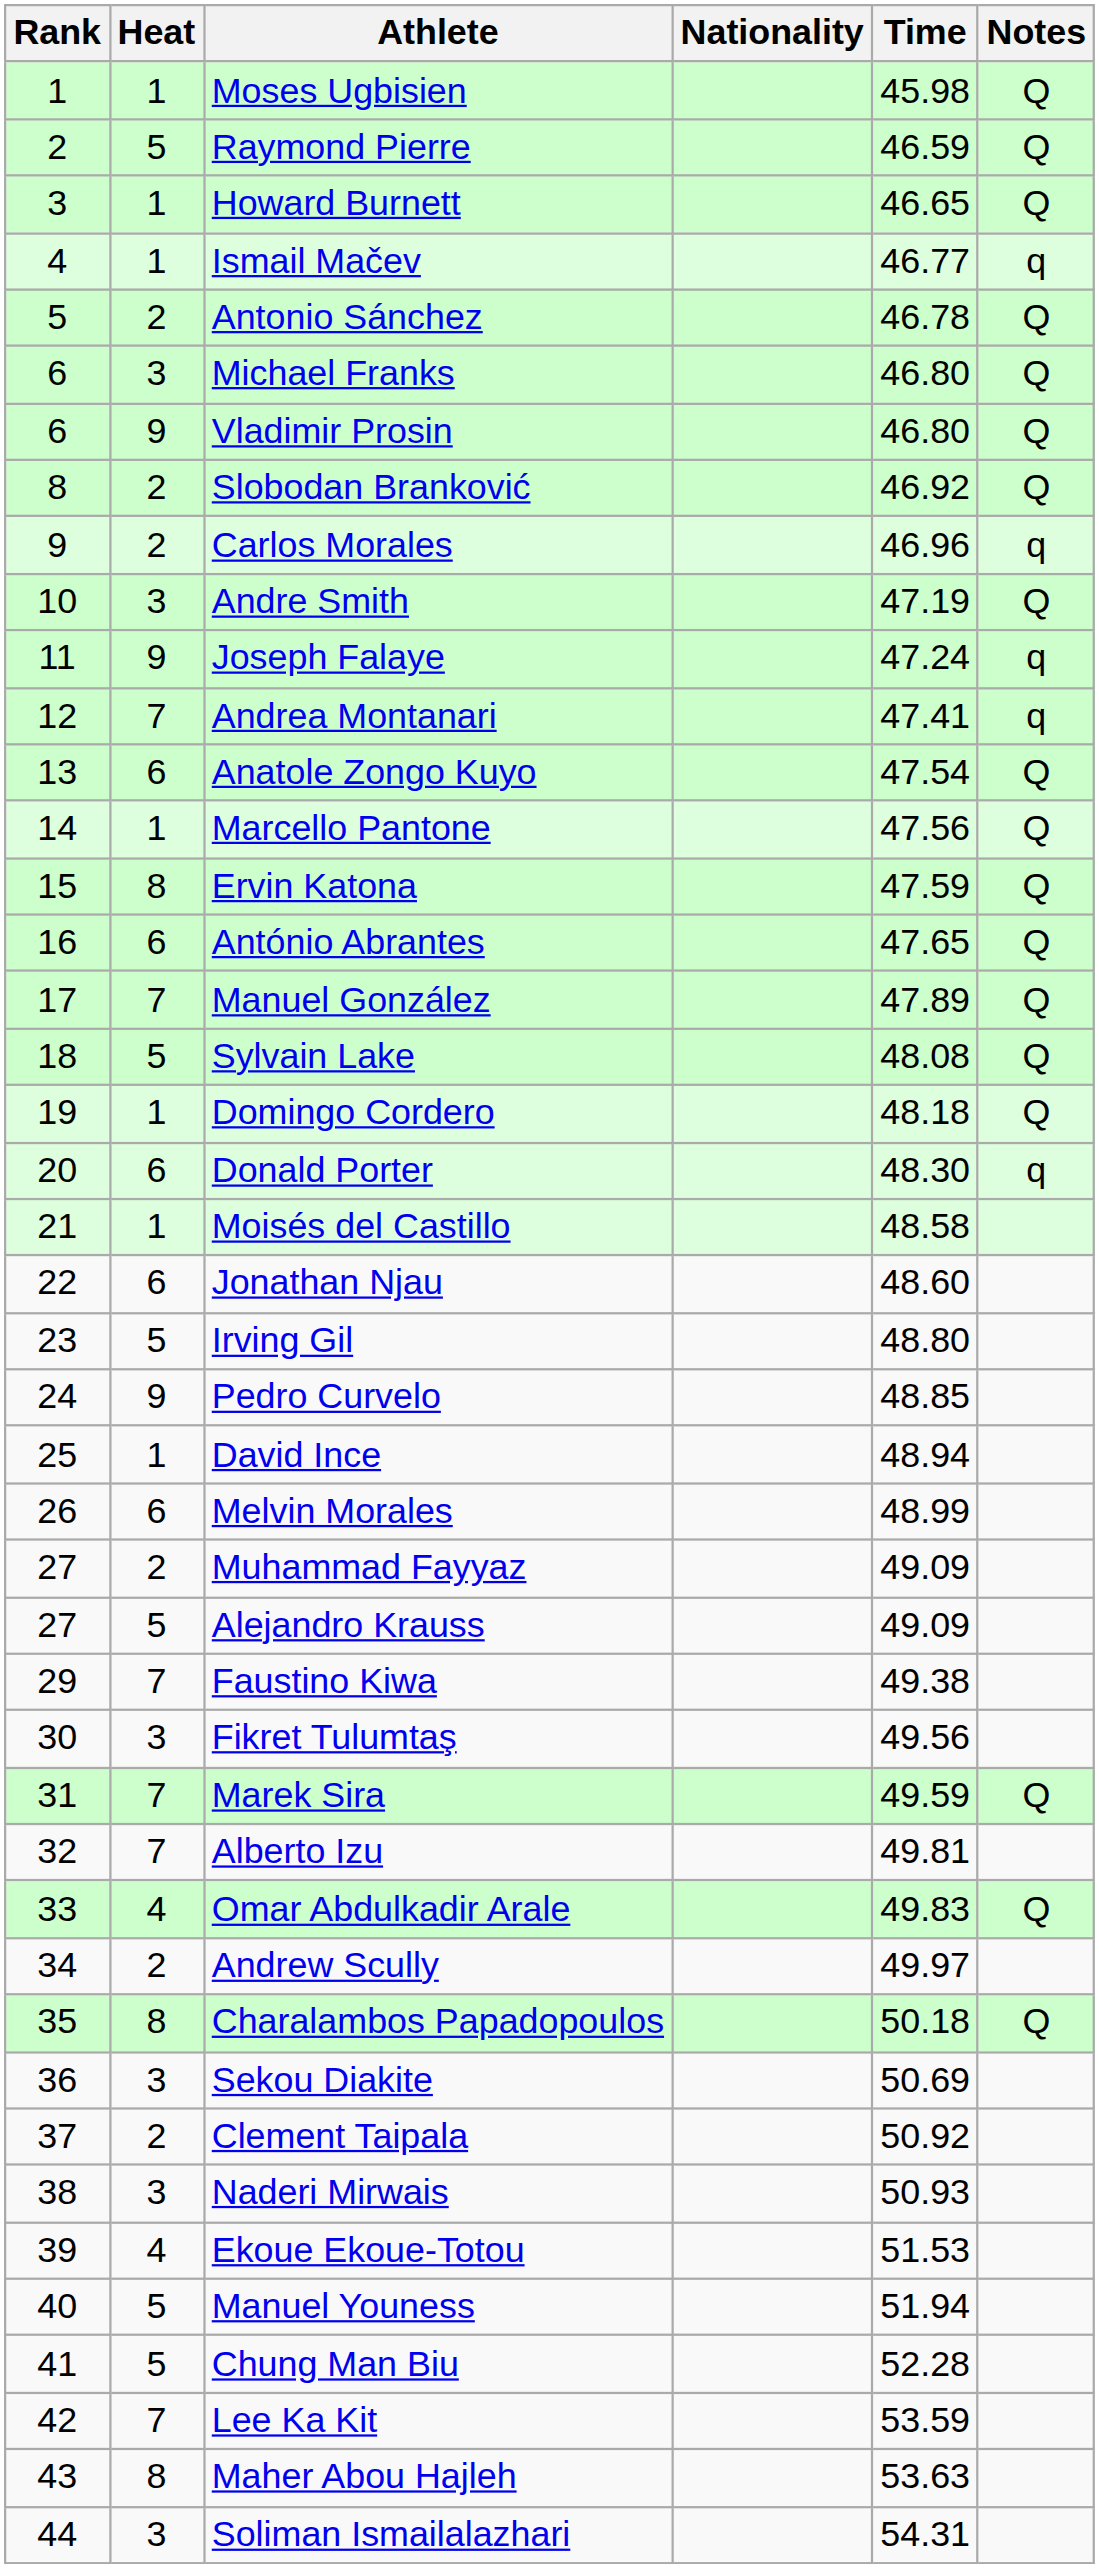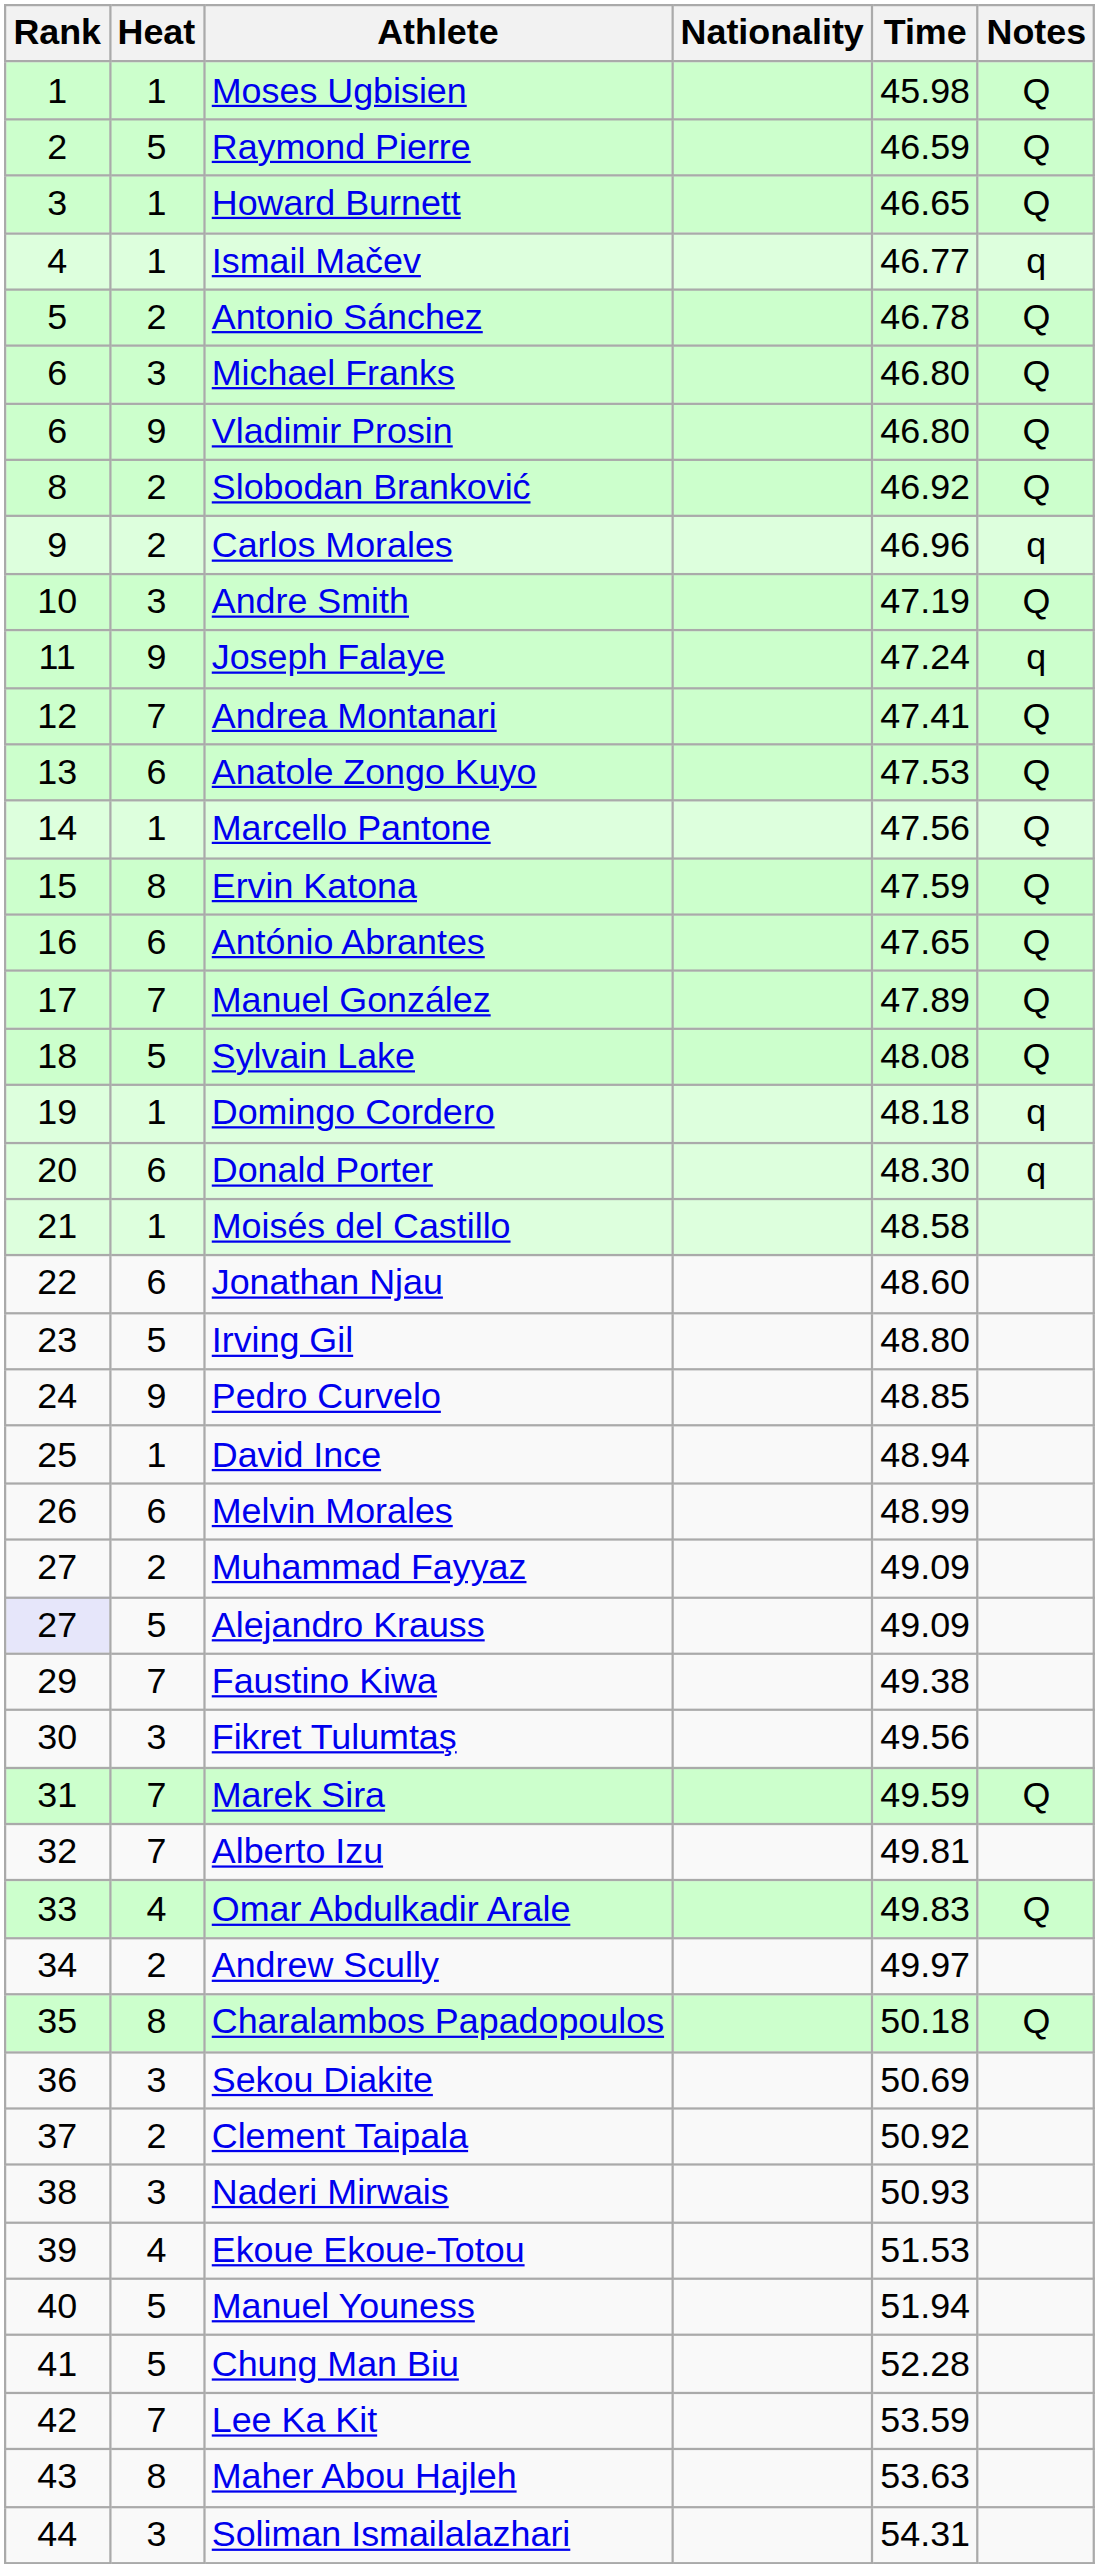(1036, 714) q -> (1036, 714) Q
(925, 771) 47.54 -> (925, 771) 47.53
(1036, 1112) Q -> (1036, 1112) q
(57, 1624) no background -> (57, 1624) lavender background
